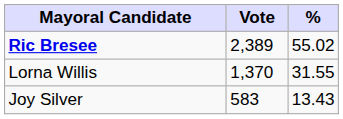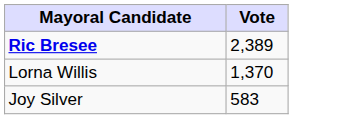- column: (313, 18)
